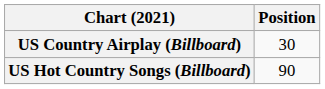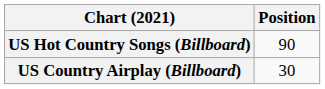rows swapped: (129, 44) <-> (129, 70)
